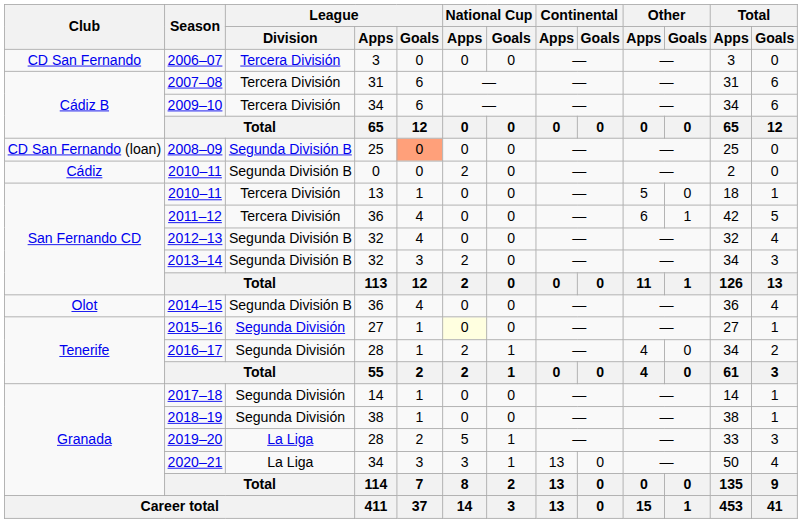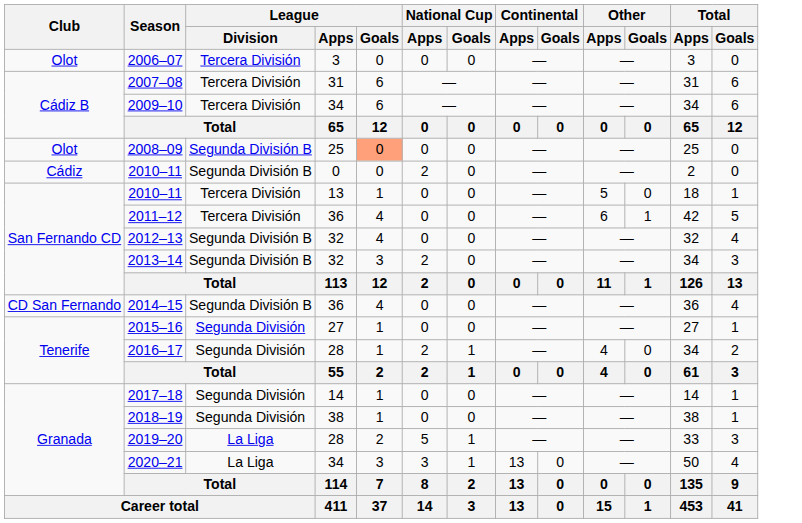(84, 60) CD San Fernando -> (64, 60) Olot
(84, 149) CD San Fernando (loan) -> (64, 149) Olot
(84, 305) Olot -> (64, 305) CD San Fernando
(465, 328) lightyellow background -> (425, 328) no background
